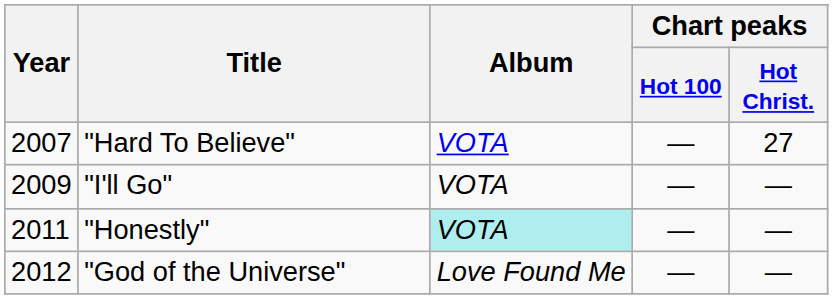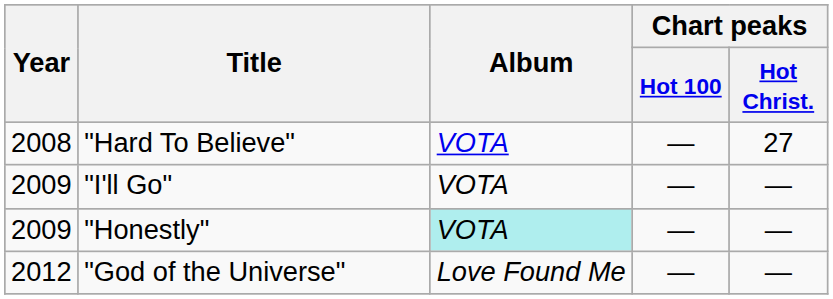(41, 142) 2007 -> (41, 142) 2008
(40, 229) 2011 -> (41, 229) 2009
